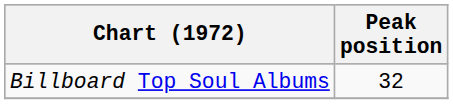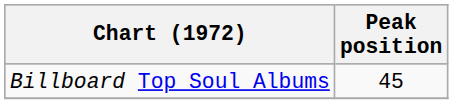(391, 82) 32 -> (391, 82) 45
